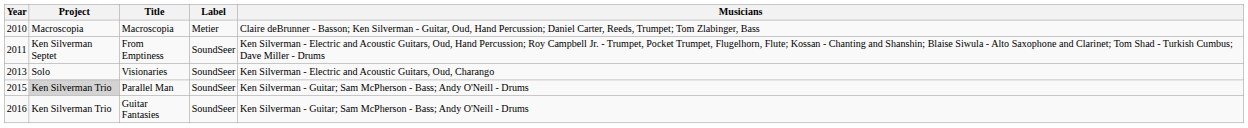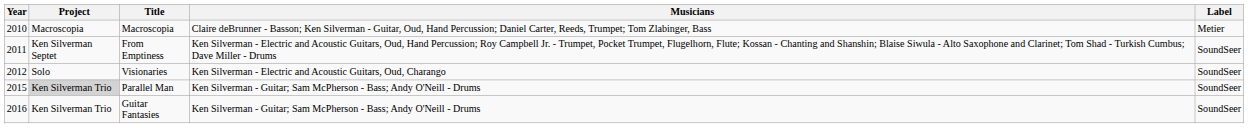columns swapped: (214, 12) <-> (741, 12)
(17, 71) 2013 -> (17, 71) 2012
